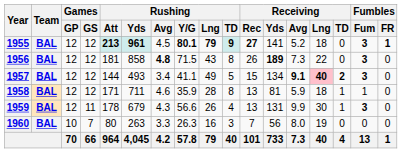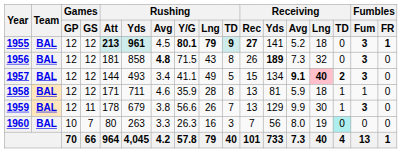(321, 60) 22 -> (321, 60) 32
(163, 108) 4.3 -> (163, 108) 3.8
(231, 108) 4 -> (231, 108) 7
(275, 108) 131 -> (275, 108) 129
(342, 124) no background -> (342, 124) paleturquoise background
